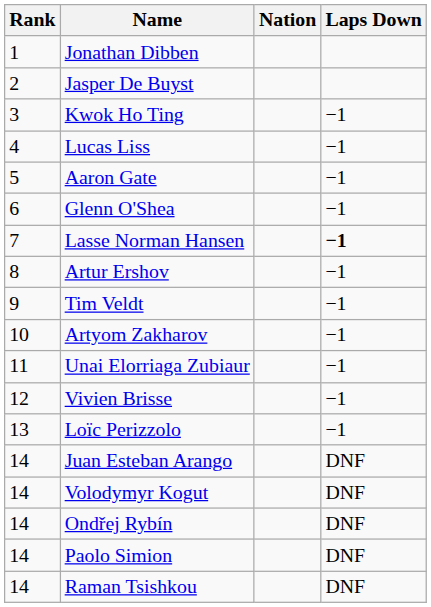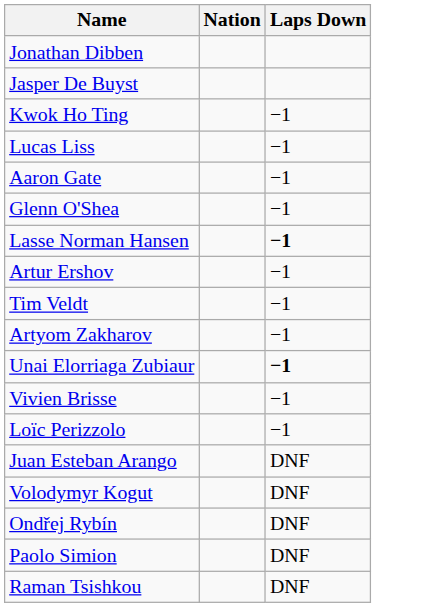- column: (32, 20)
(336, 366) normal -> (281, 366) bold
